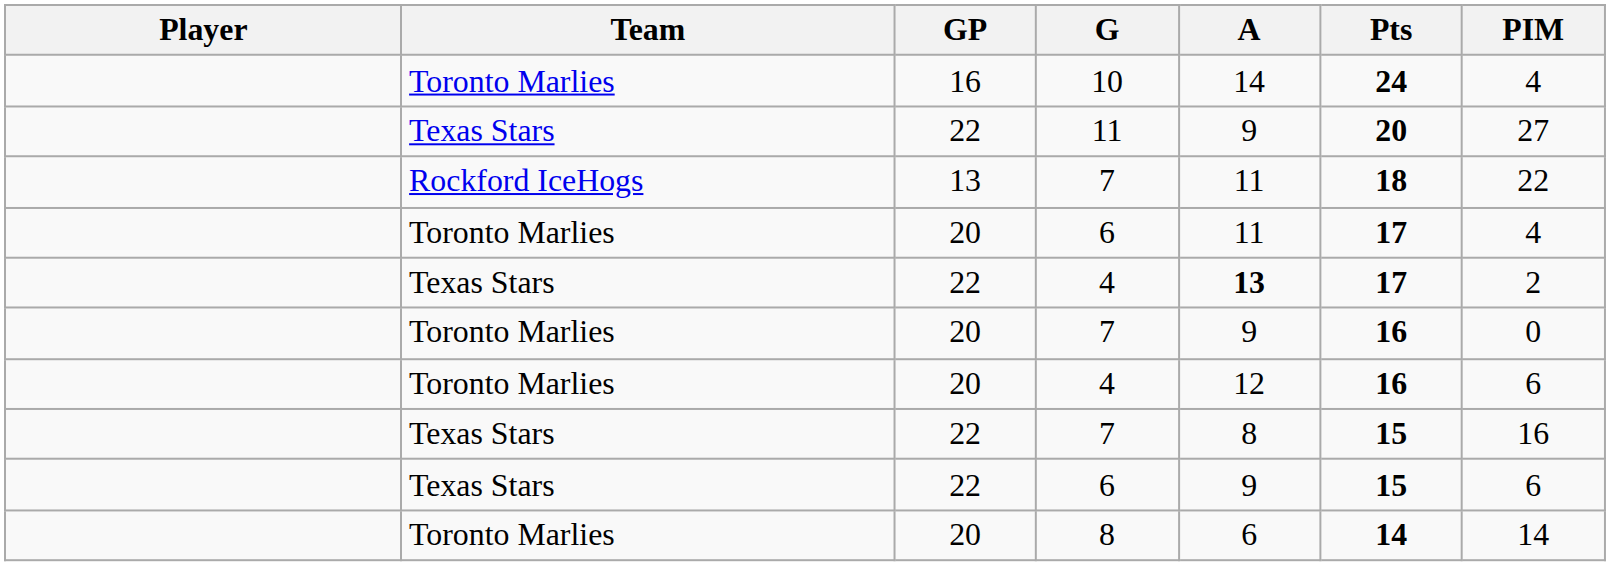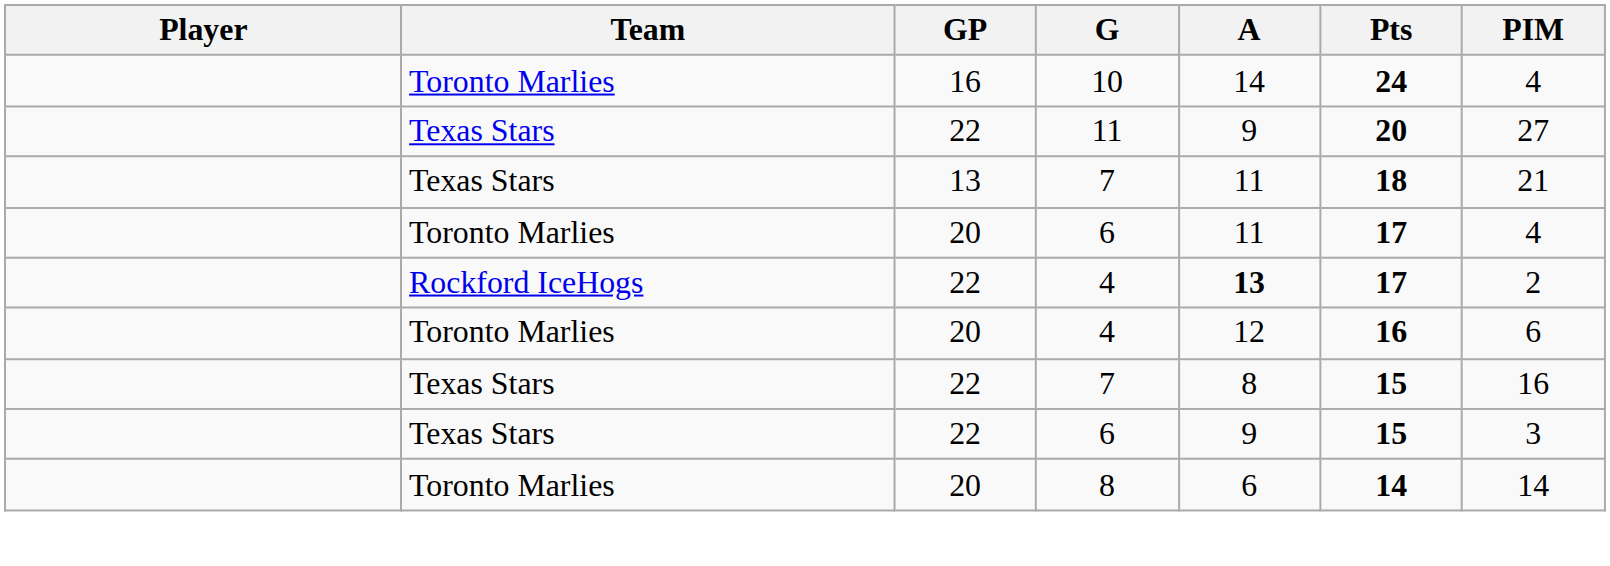(526, 181) Rockford IceHogs -> (482, 181) Texas Stars
(1533, 181) 22 -> (1533, 181) 21
(482, 282) Texas Stars -> (526, 282) Rockford IceHogs
- row: (965, 332)
(1533, 484) 6 -> (1533, 433) 3
